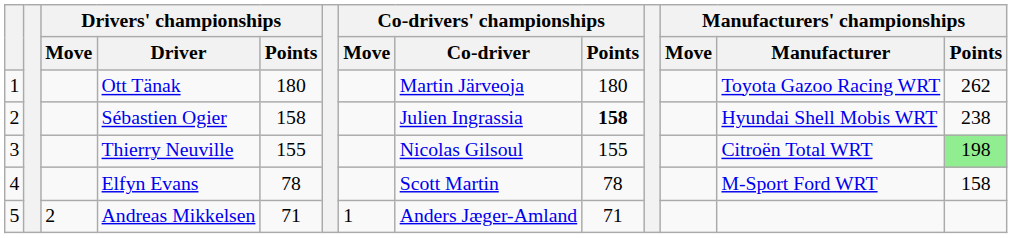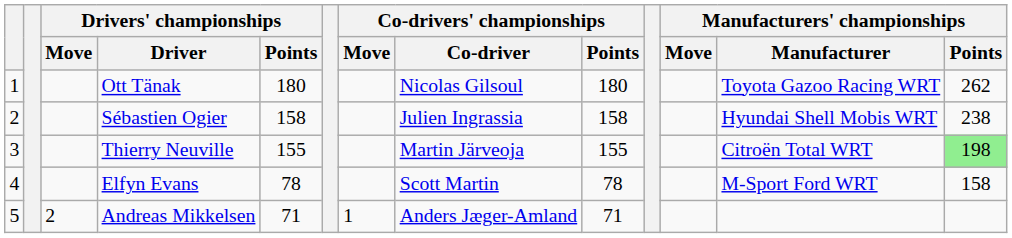(462, 85) Martin Järveoja -> (461, 85) Nicolas Gilsoul
(613, 117) bold -> (613, 117) normal
(461, 150) Nicolas Gilsoul -> (462, 150) Martin Järveoja
